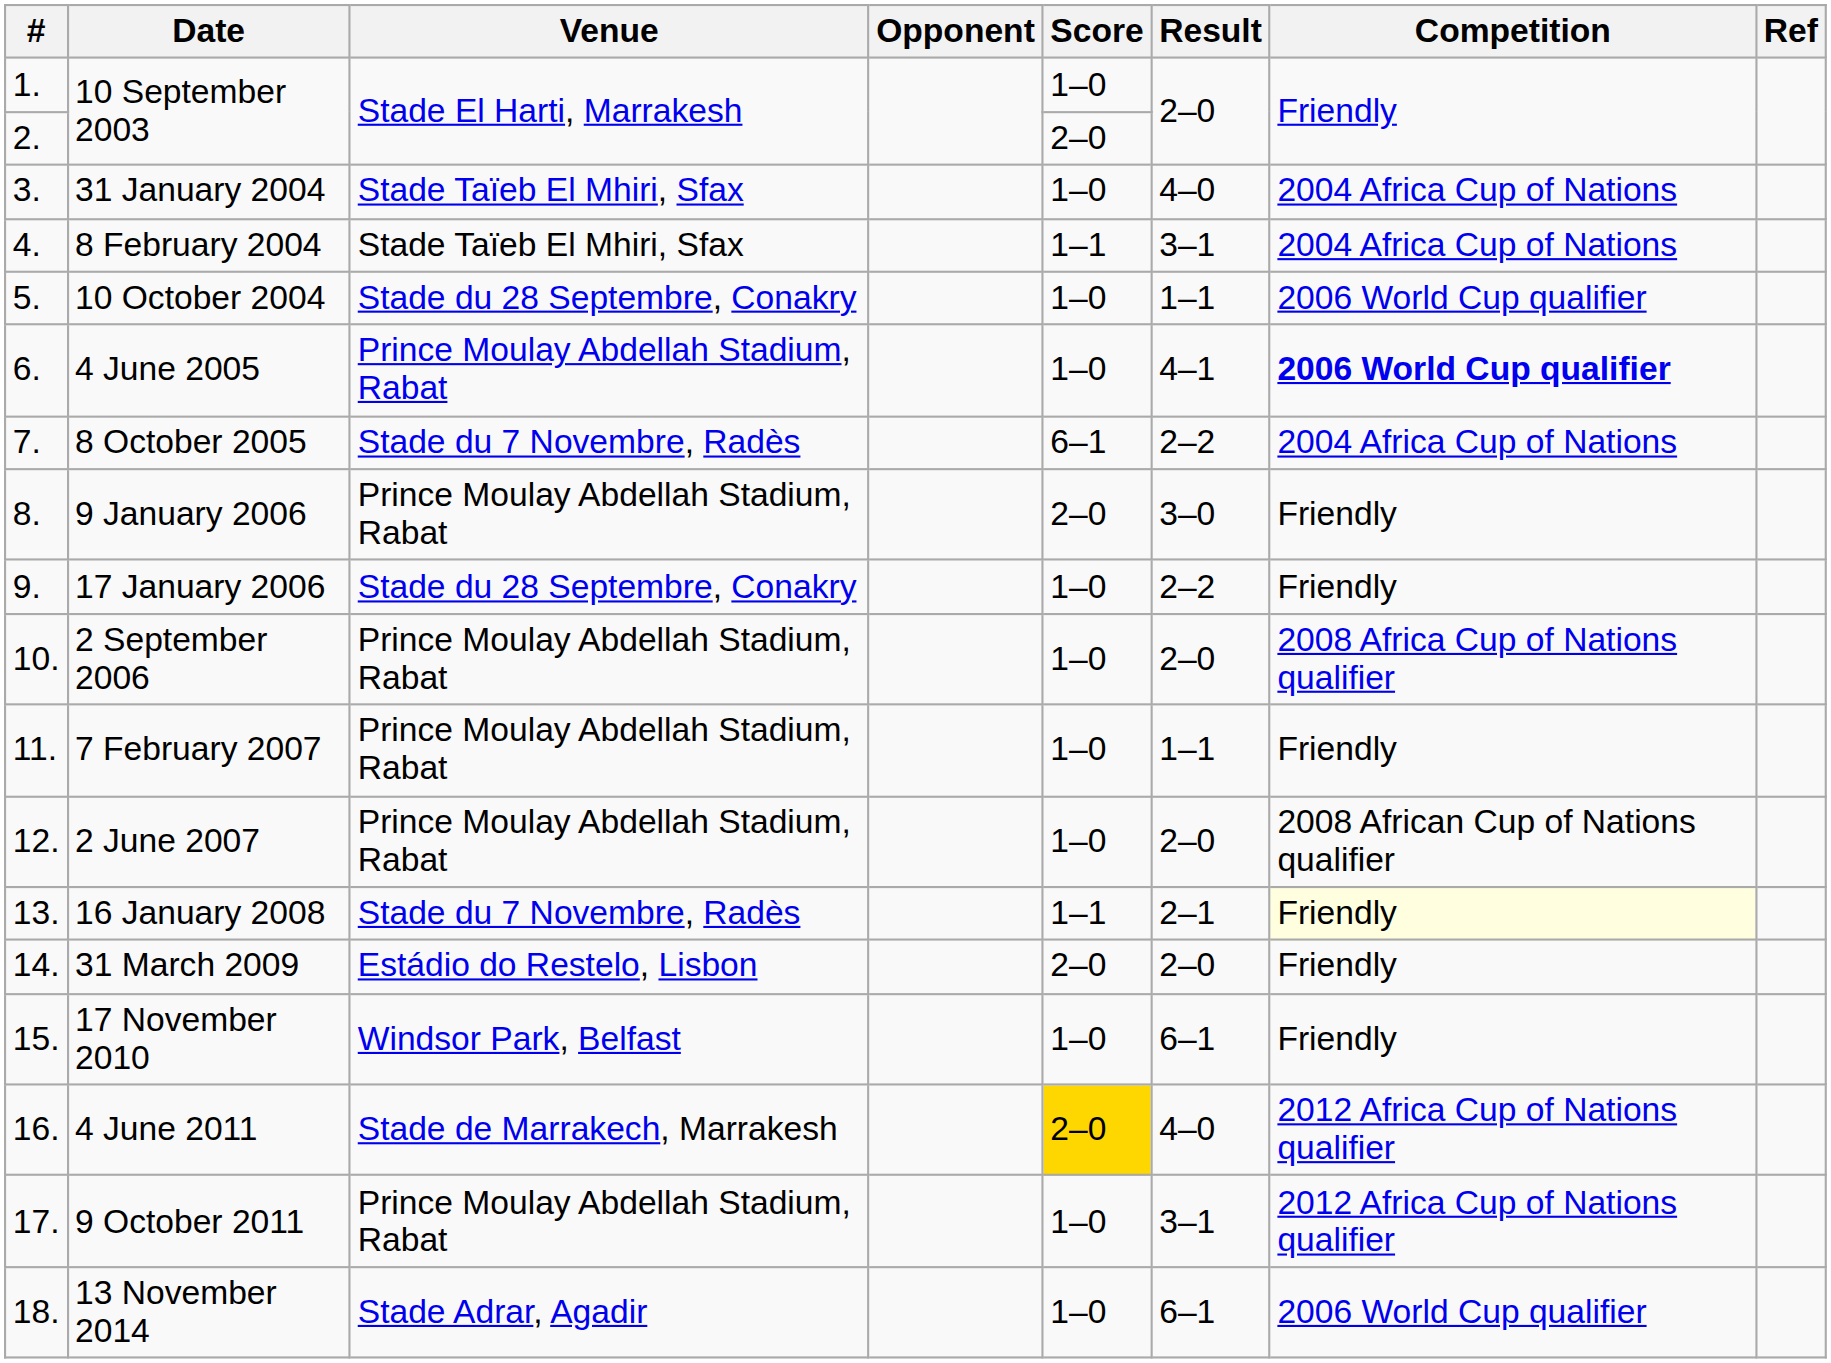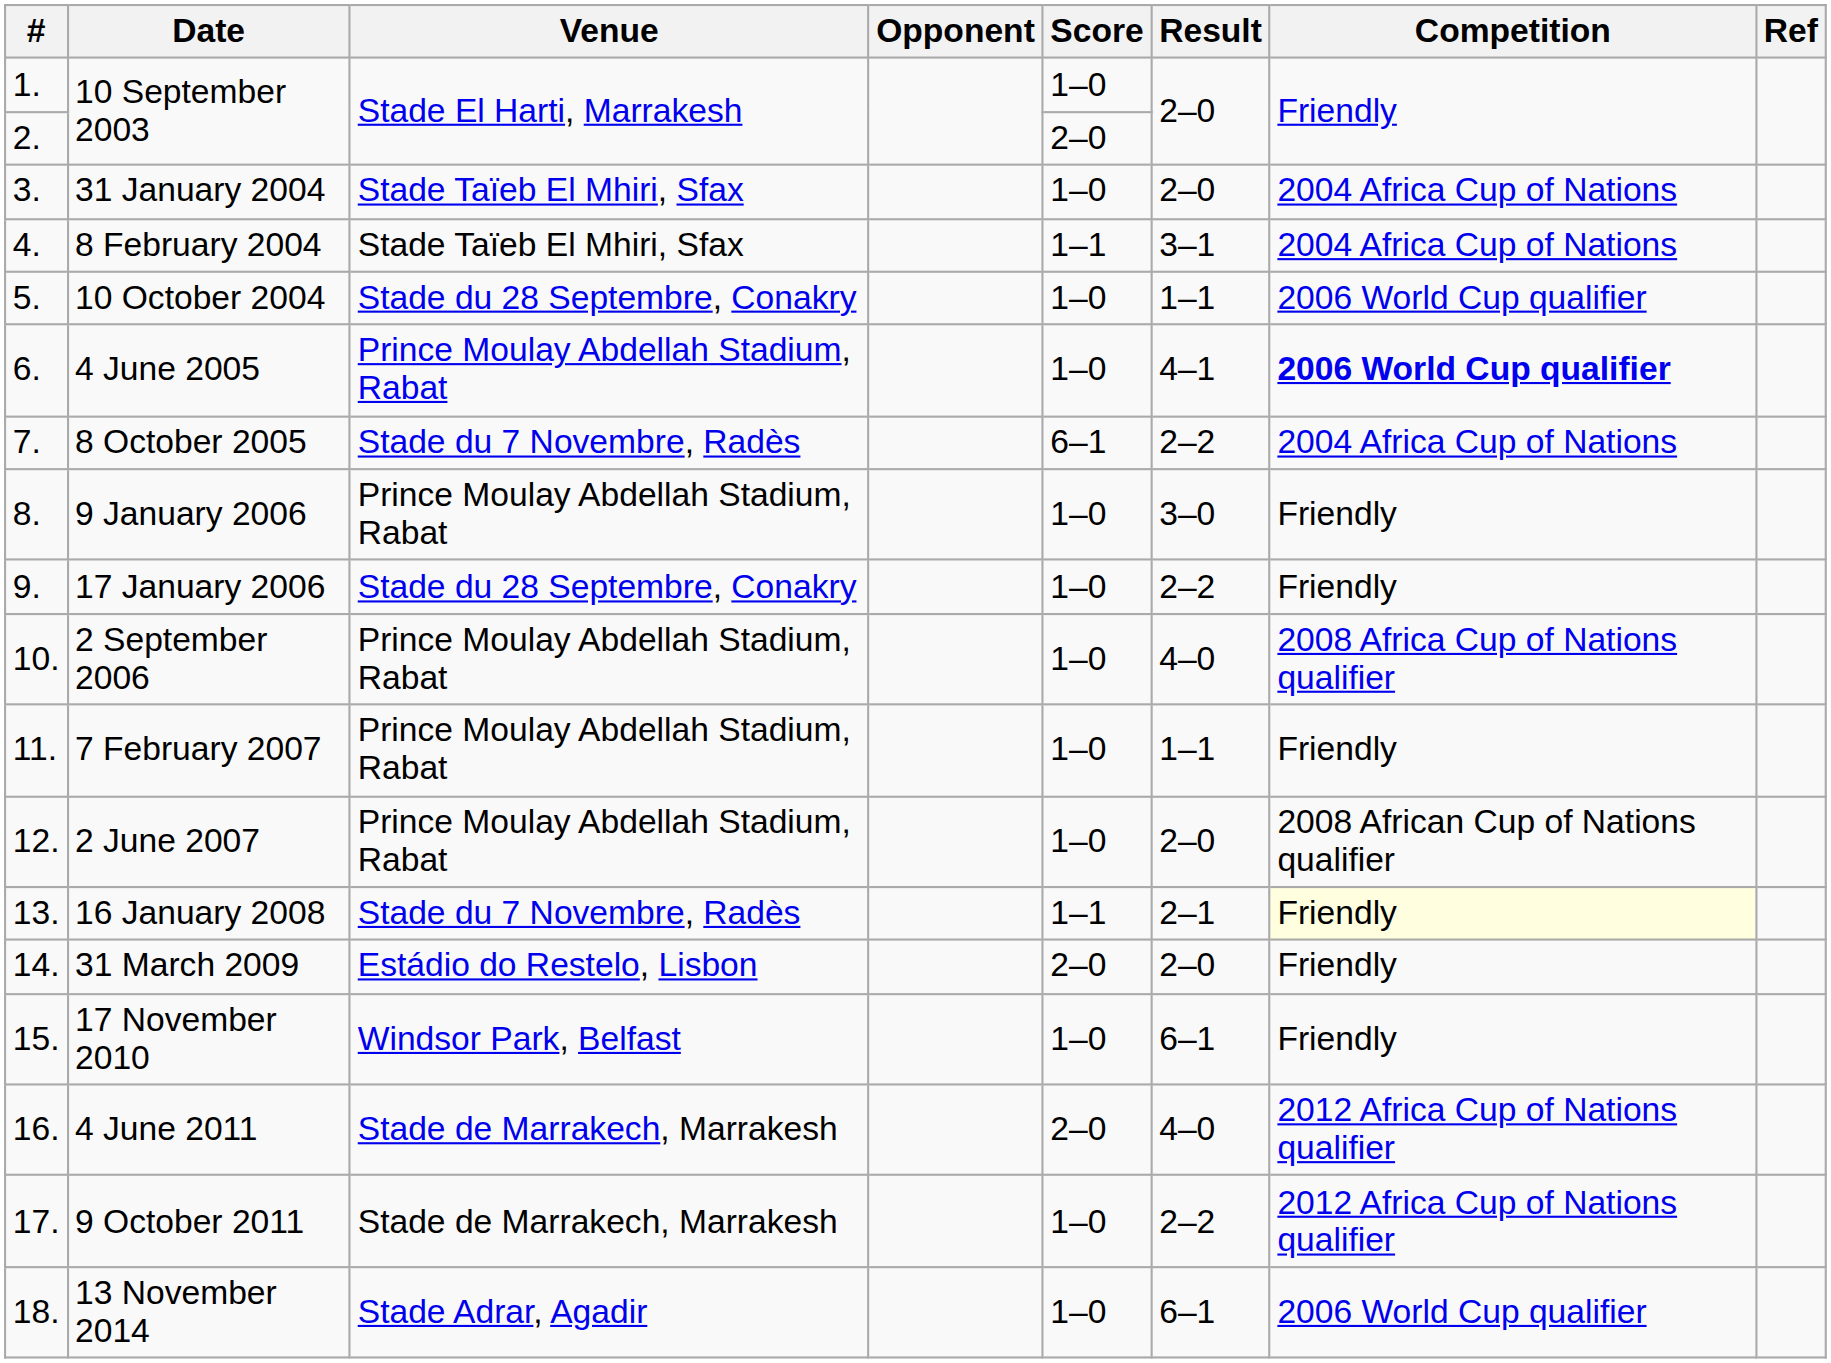(1187, 191) 4–0 -> (1187, 191) 2–0
(1078, 514) 2–0 -> (1078, 514) 1–0
(1187, 658) 2–0 -> (1187, 658) 4–0
(1078, 1129) gold background -> (1078, 1129) no background
(604, 1220) Prince Moulay Abdellah Stadium, Rabat -> (598, 1220) Stade de Marrakech, Marrakesh
(1187, 1220) 3–1 -> (1187, 1220) 2–2
